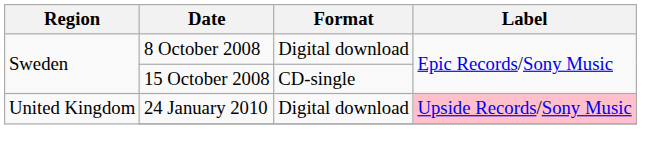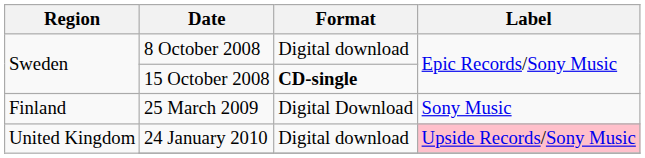(317, 78) normal -> (318, 78) bold
+ row: (201, 108)
